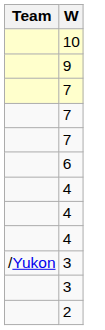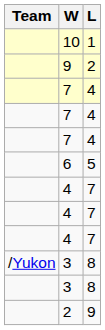+ column: (92, 16)
